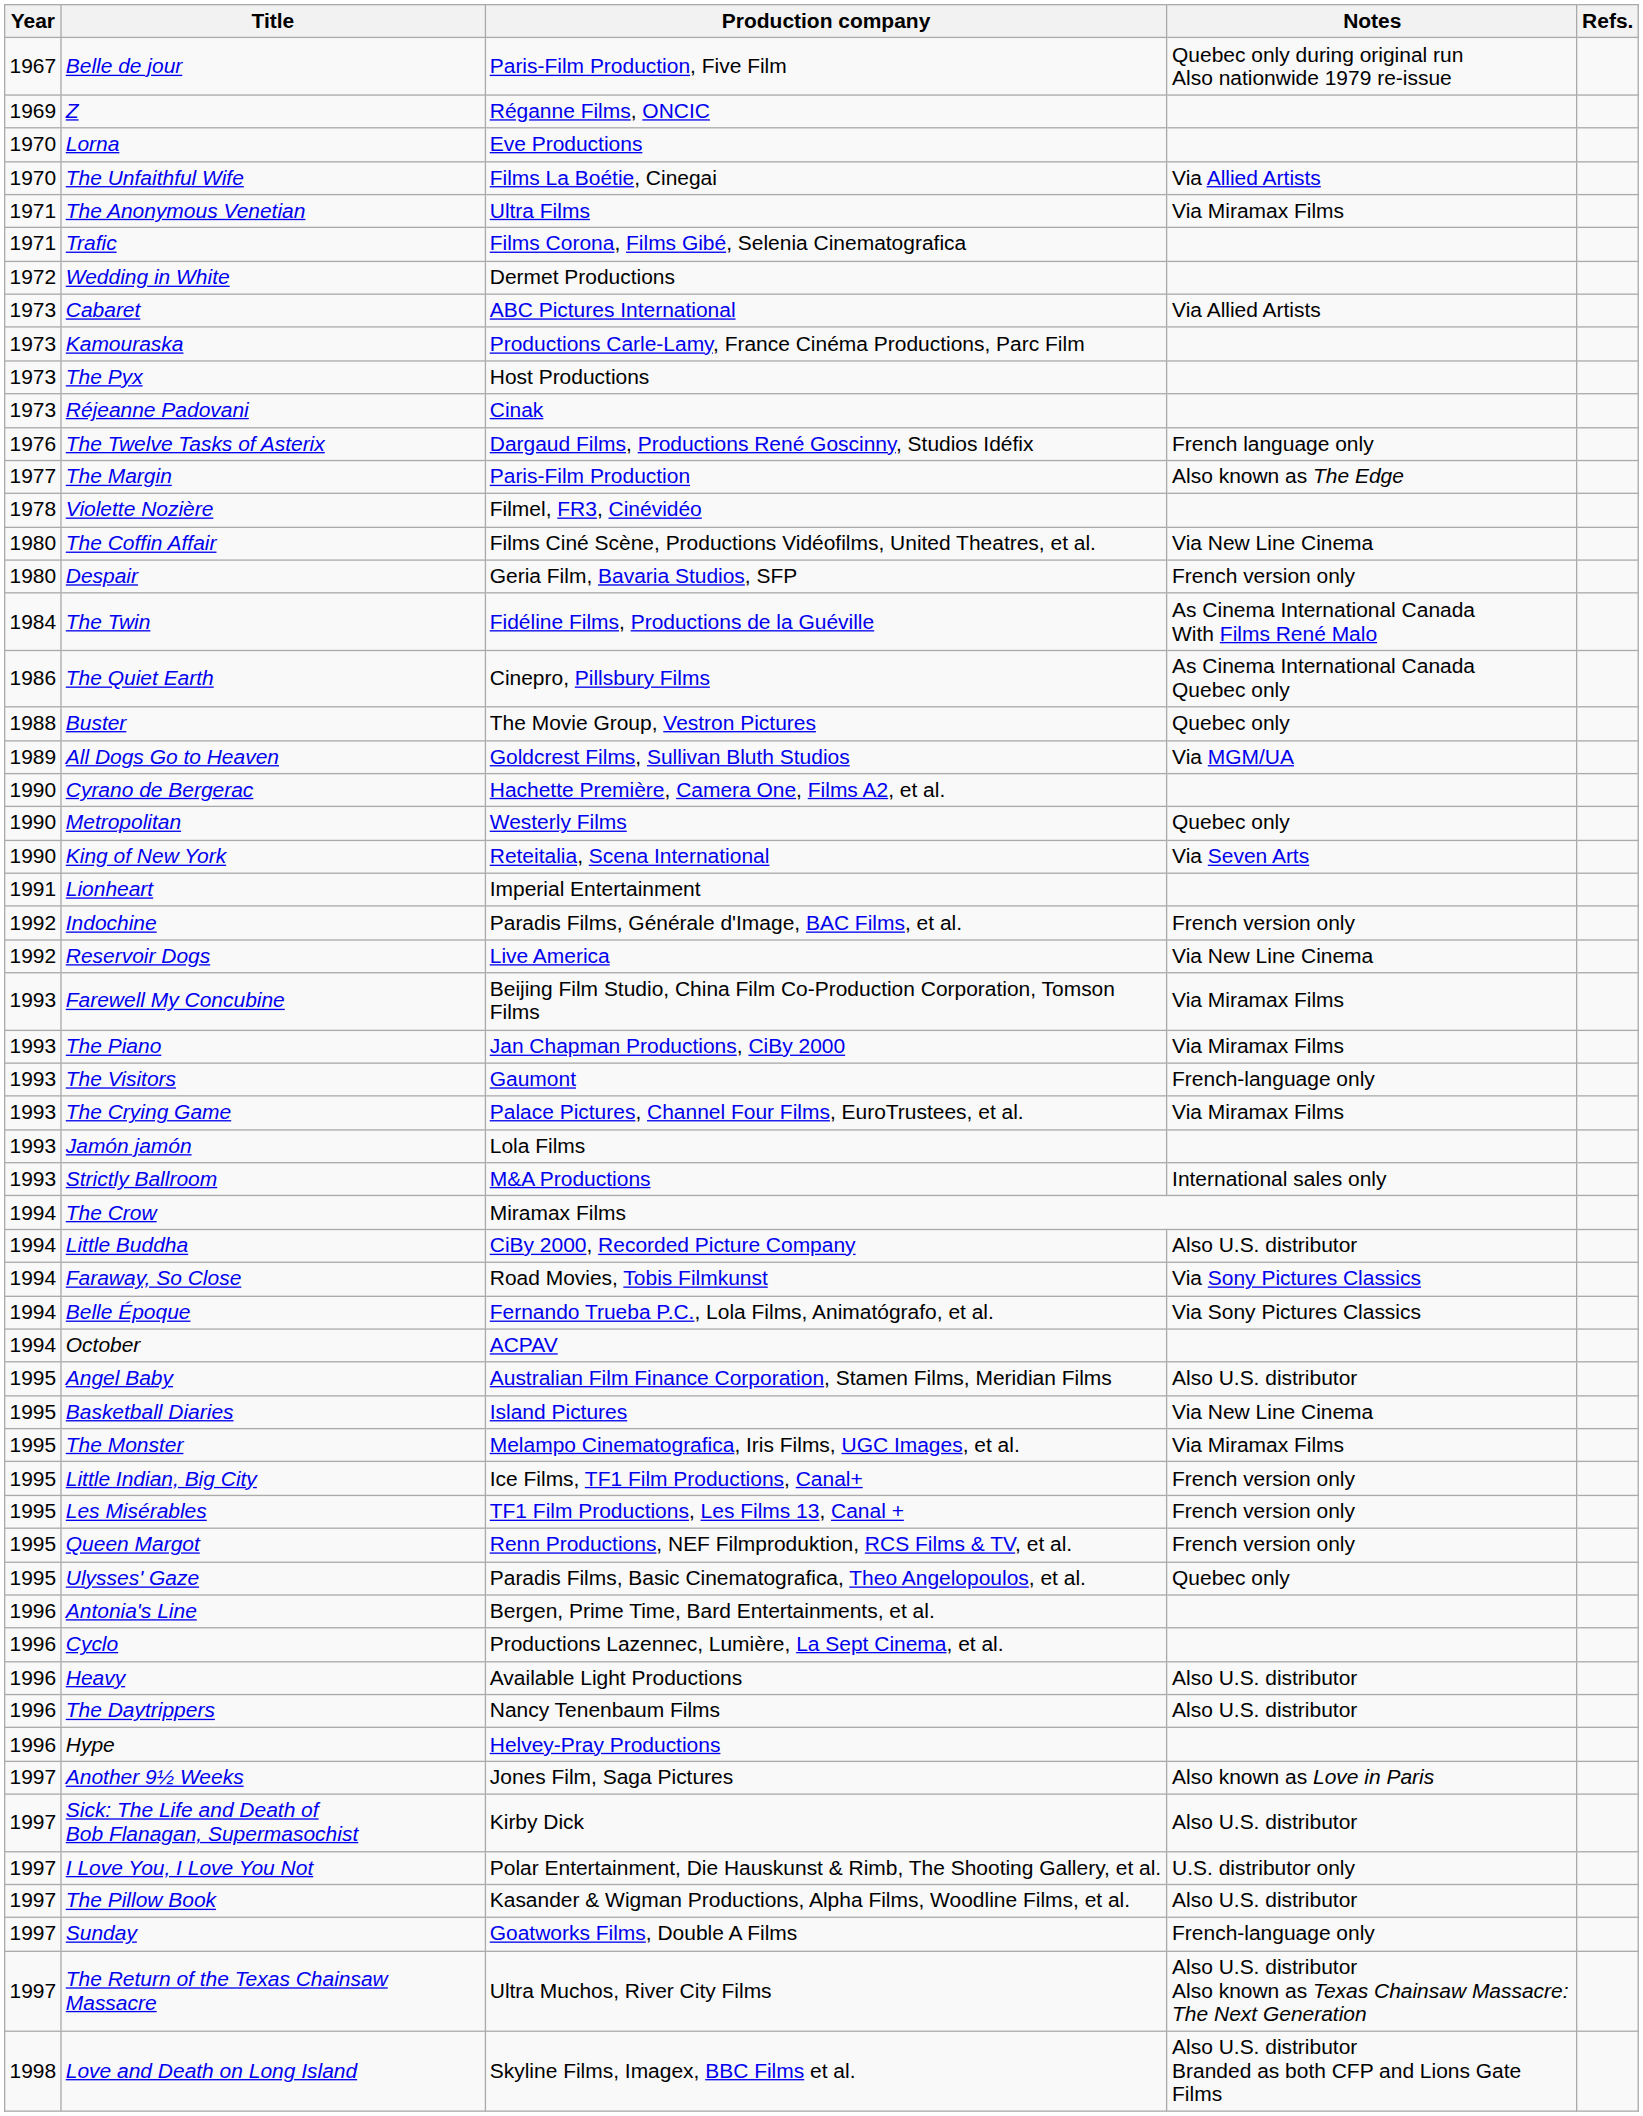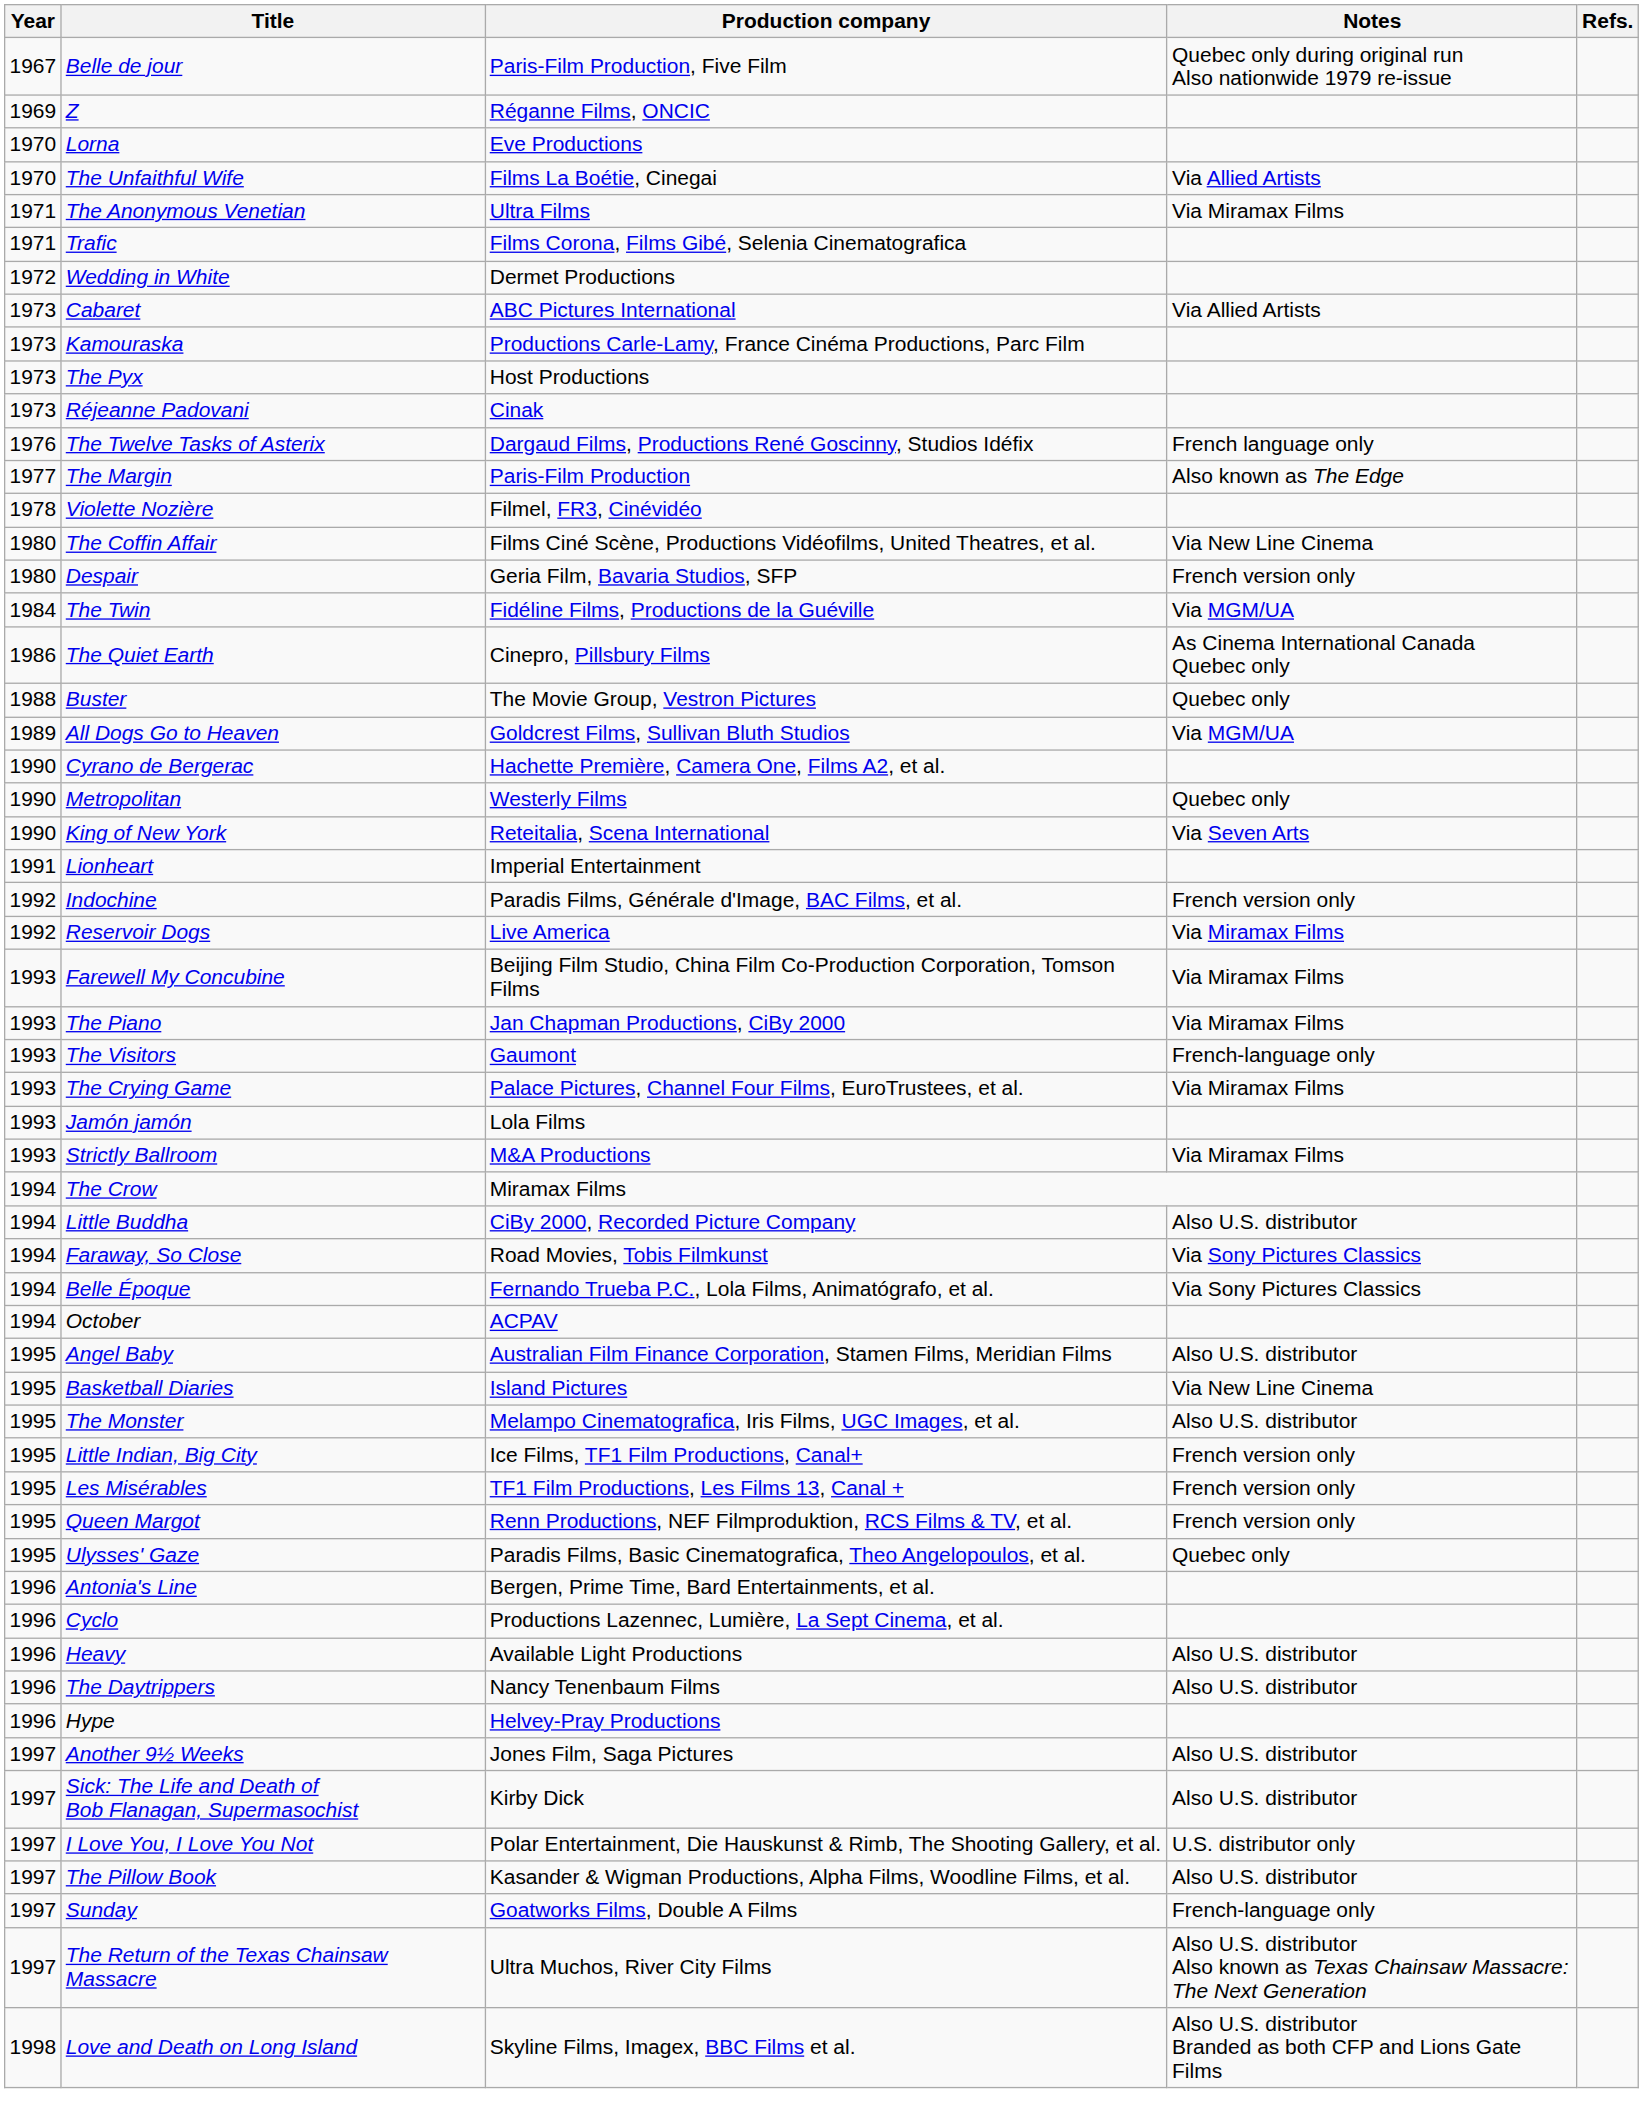(1324, 621) As Cinema International Canada With Films René Malo -> (1233, 609) Via MGM/UA
(1273, 956) Via New Line Cinema -> (1258, 932) Via Miramax Films
(1279, 1179) International sales only -> (1258, 1155) Via Miramax Films
(1258, 1445) Via Miramax Films -> (1265, 1421) Also U.S. distributor
(1303, 1777) Also known as Love in Paris -> (1265, 1753) Also U.S. distributor
